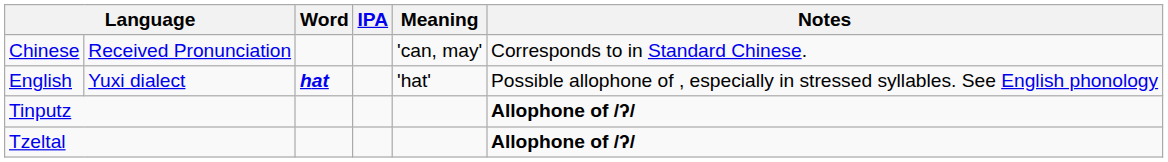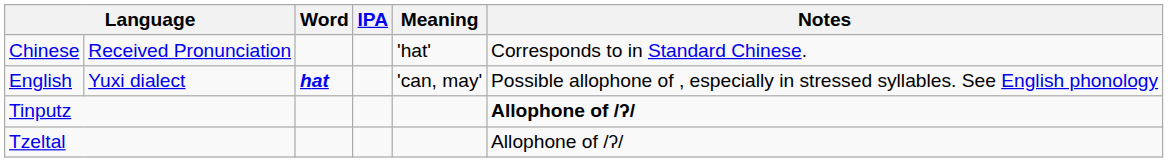(440, 50) 'can, may' -> (414, 50) 'hat'
(414, 80) 'hat' -> (440, 80) 'can, may'
(563, 141) bold -> (557, 141) normal
